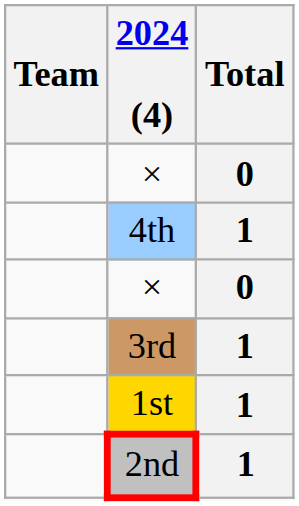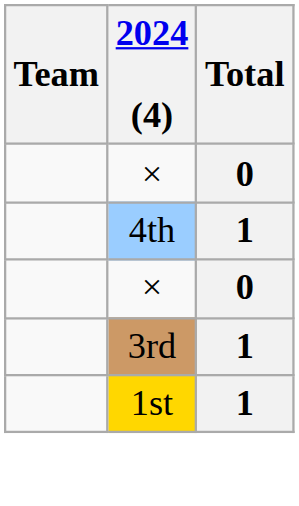- row: (152, 465)
